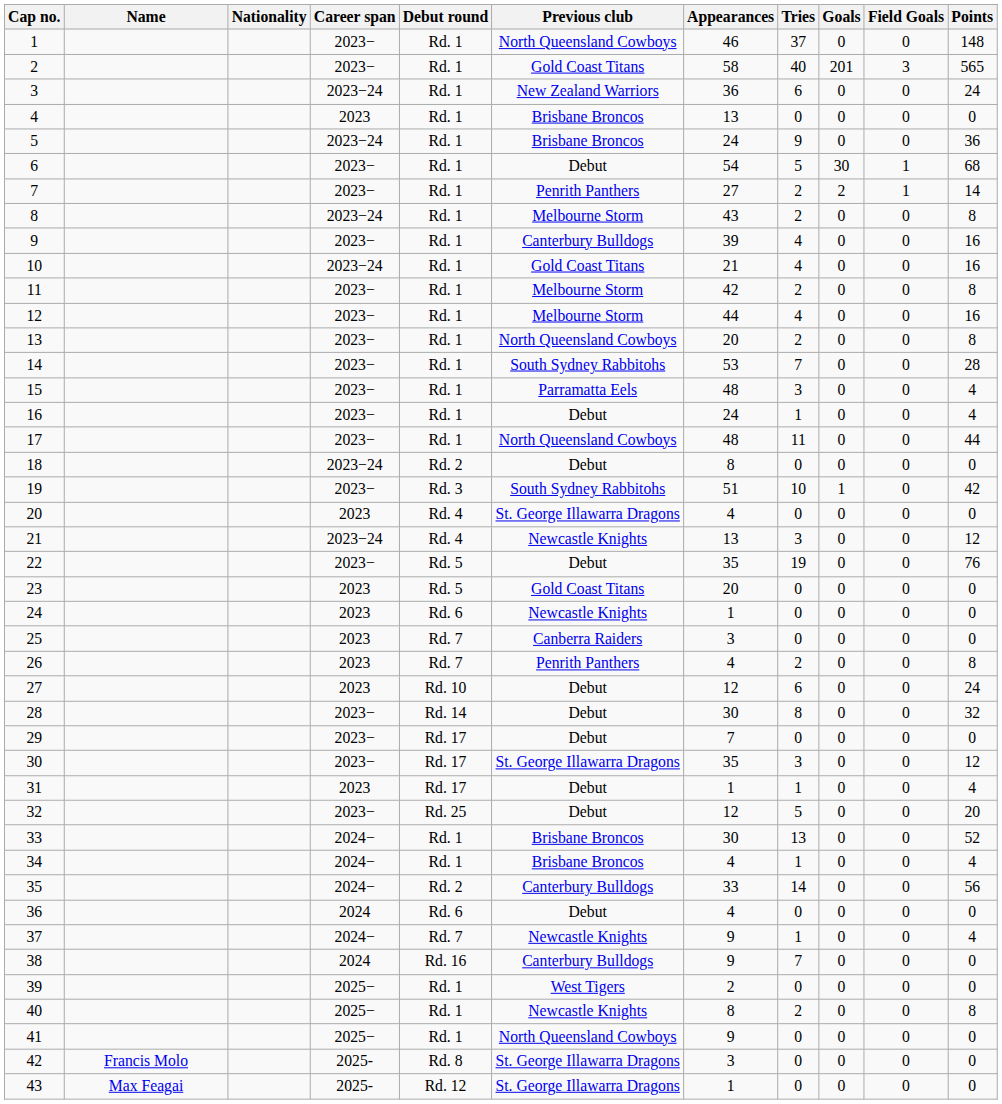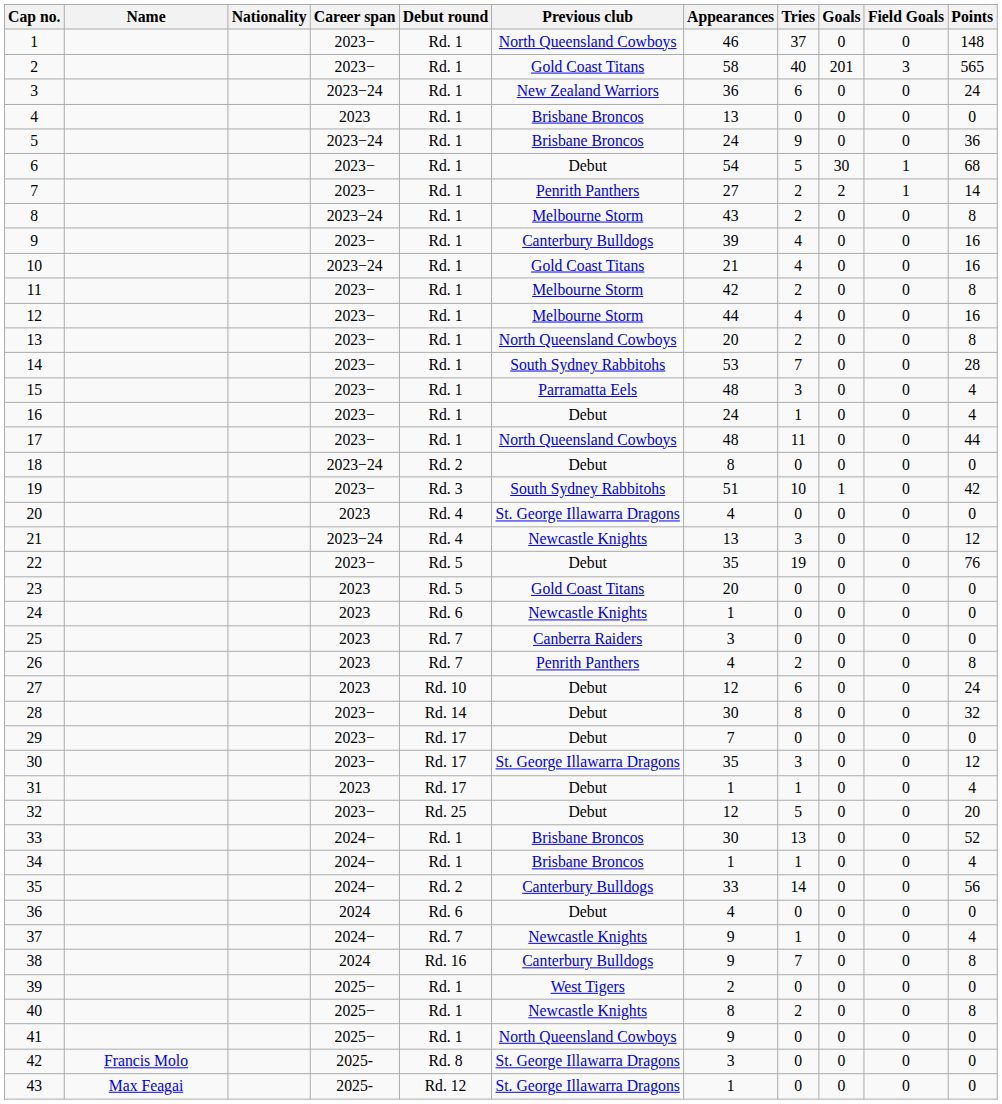(731, 862) 4 -> (731, 862) 1
(972, 961) 0 -> (972, 961) 8
